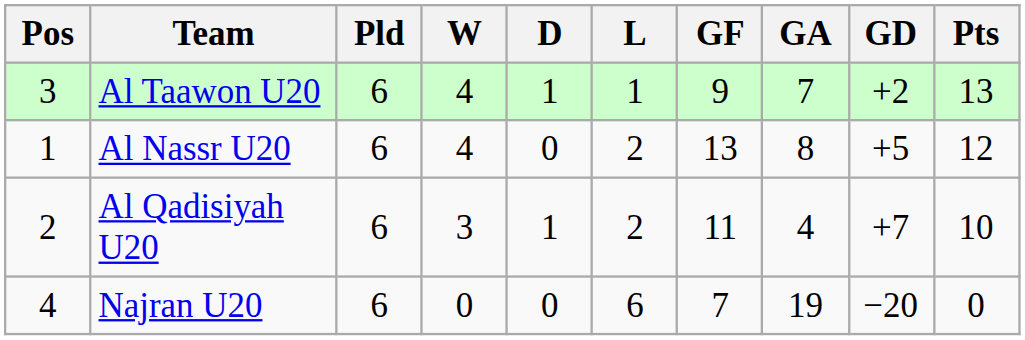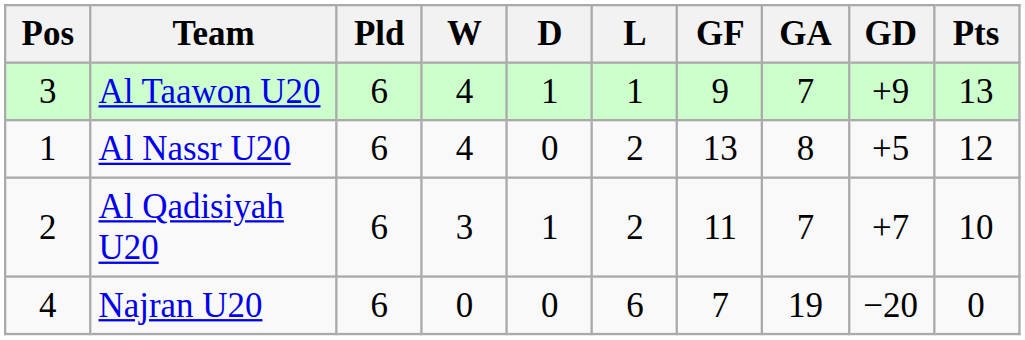(891, 91) +2 -> (891, 91) +9
(805, 227) 4 -> (805, 227) 7
